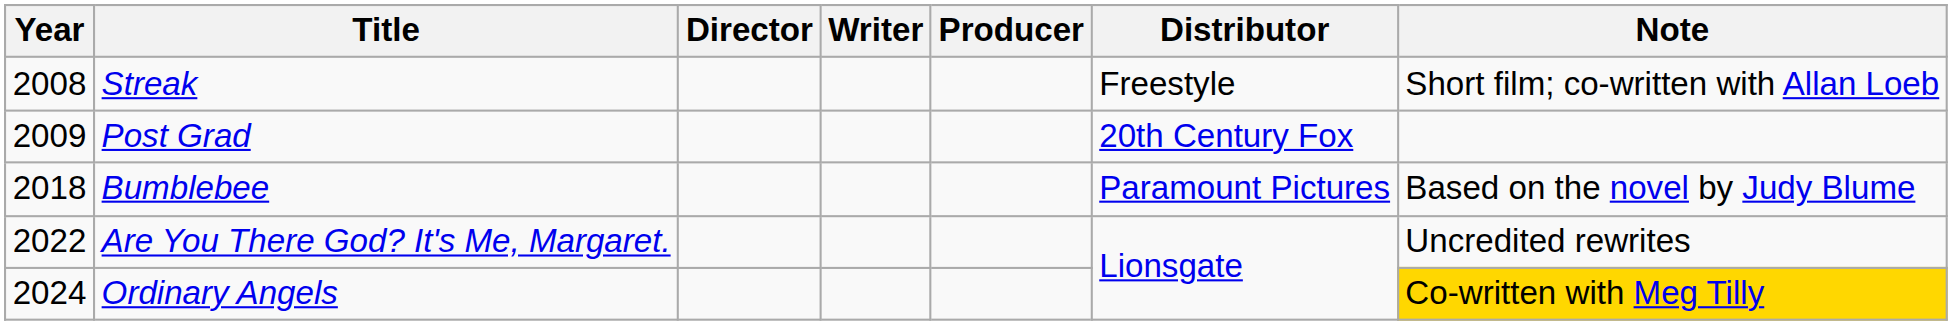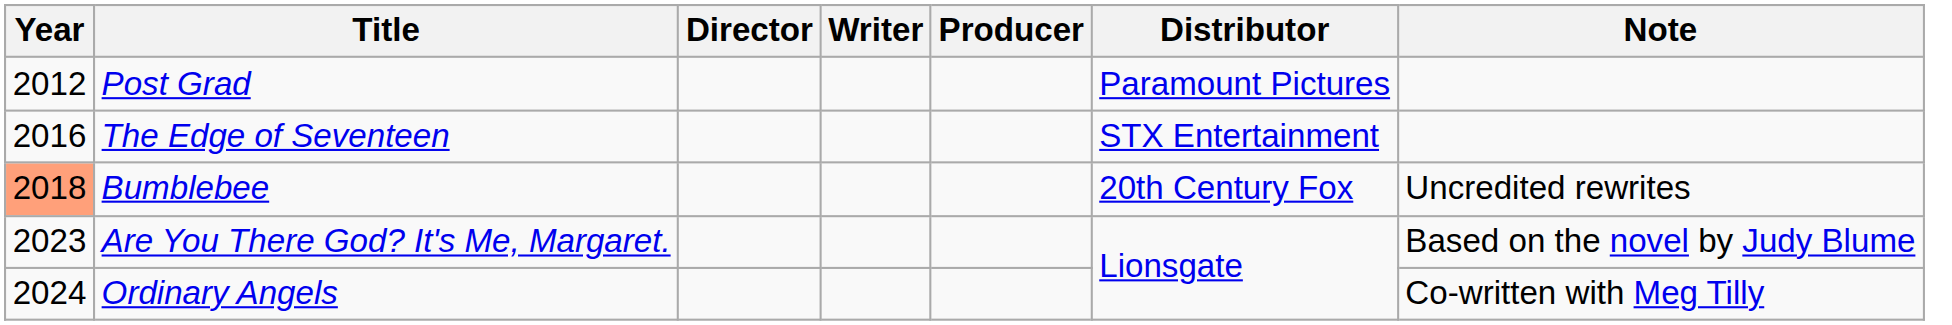- row: (149, 83)
(50, 135) 2009 -> (50, 83) 2012
(1226, 135) 20th Century Fox -> (1245, 83) Paramount Pictures
+ row: (276, 135)
(50, 188) no background -> (50, 188) lightsalmon background
(1245, 188) Paramount Pictures -> (1226, 188) 20th Century Fox
(1660, 188) Based on the novel by Judy Blume -> (1548, 188) Uncredited rewrites
(50, 240) 2022 -> (50, 240) 2023
(1548, 240) Uncredited rewrites -> (1660, 240) Based on the novel by Judy Blume
(1585, 293) gold background -> (1585, 293) no background
